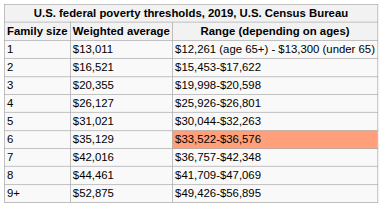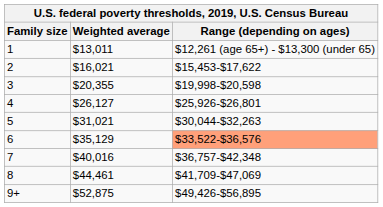(93, 67) $16,521 -> (93, 67) $16,021
(93, 157) $42,016 -> (93, 157) $40,016
